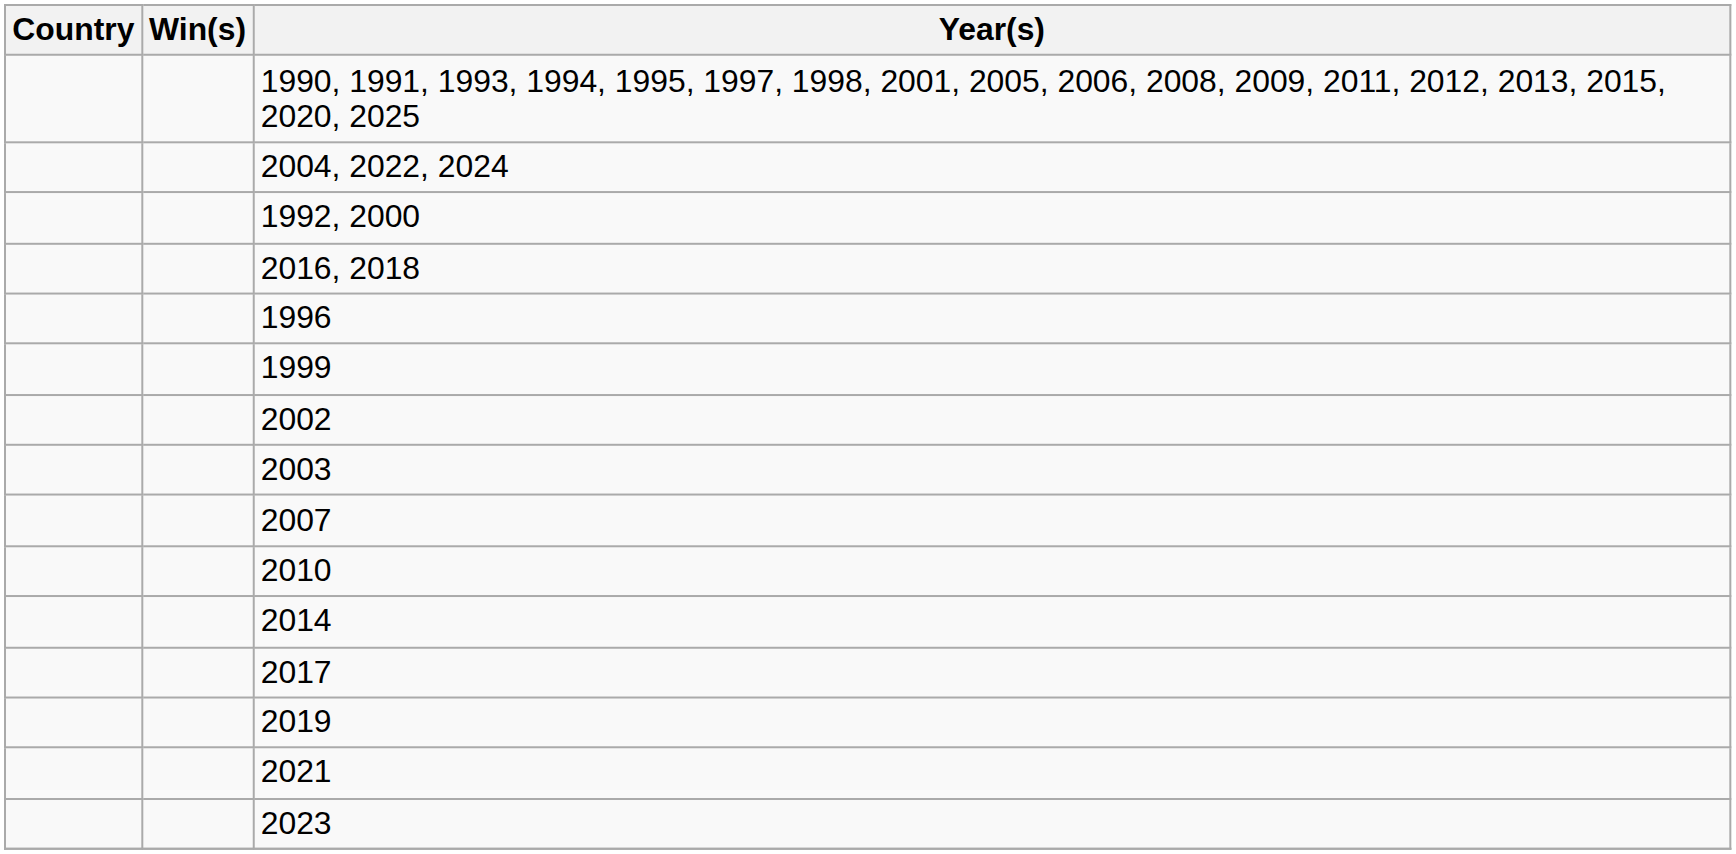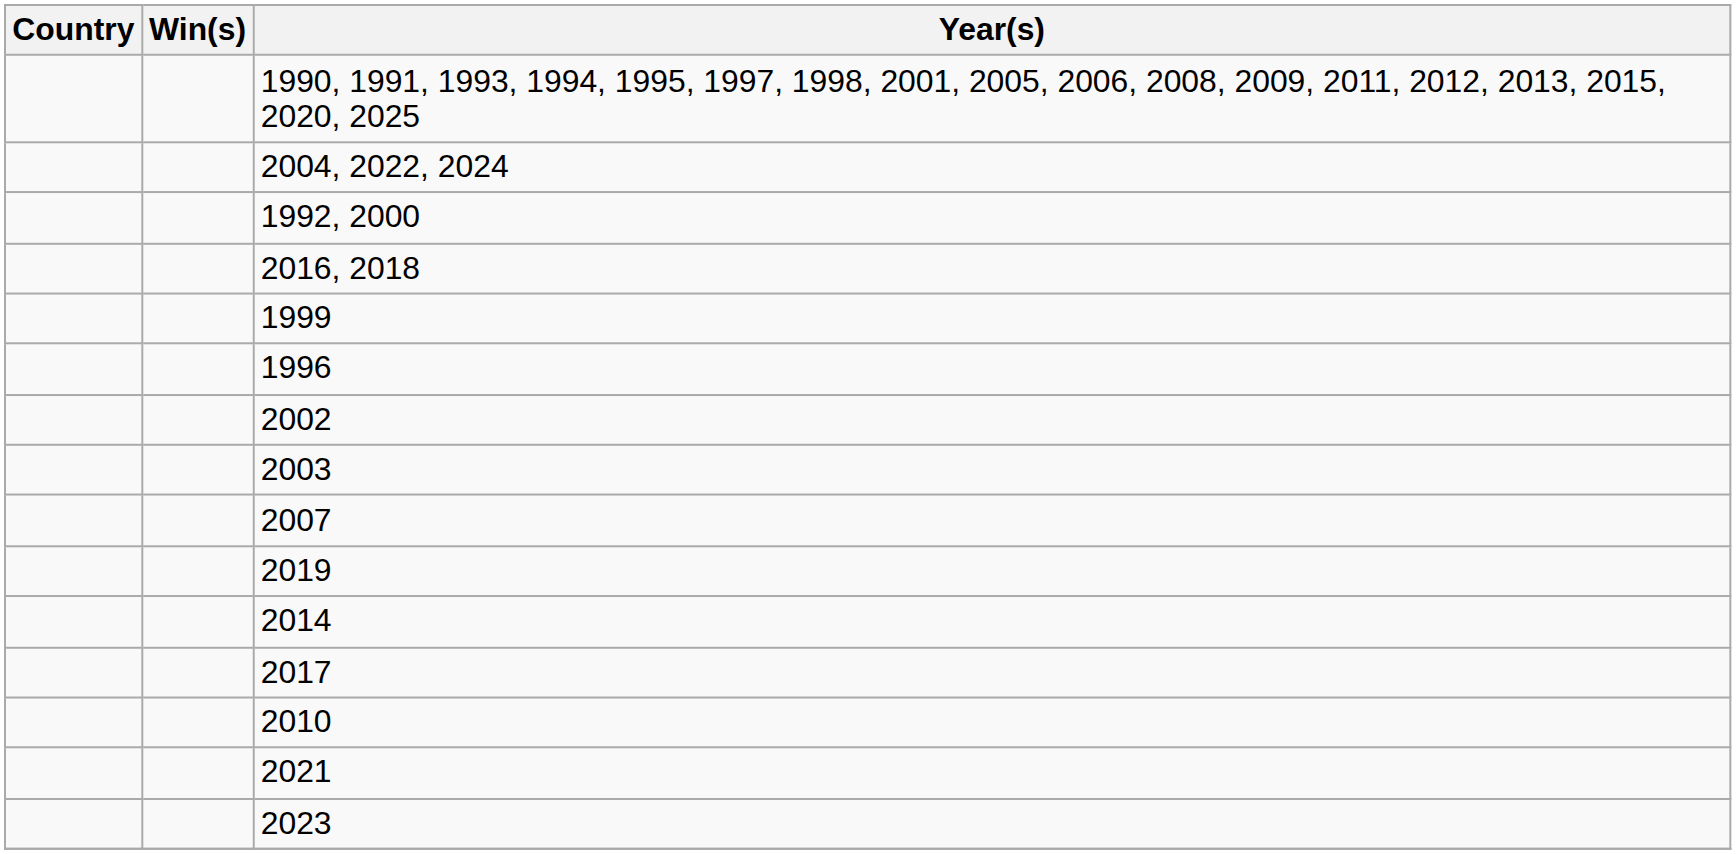rows swapped: (296, 318) <-> (296, 368)
rows swapped: (296, 570) <-> (296, 722)
